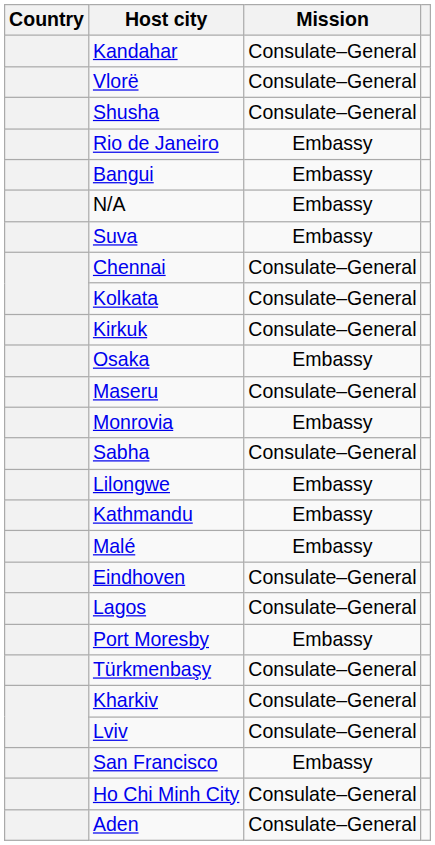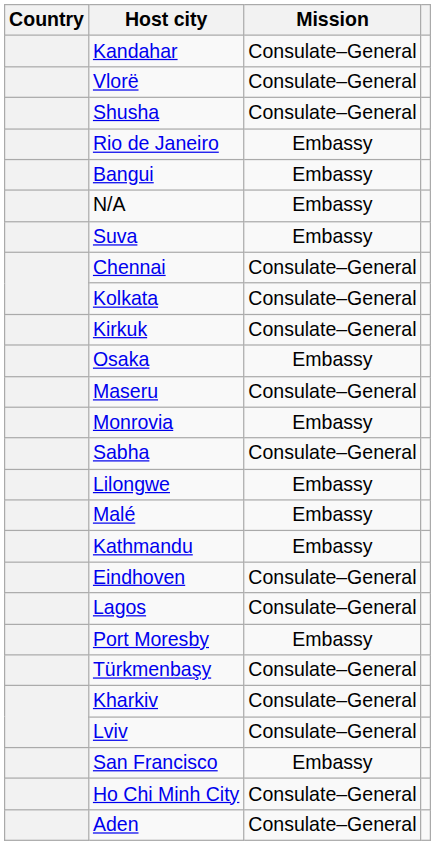rows swapped: (114, 546) <-> (143, 515)
